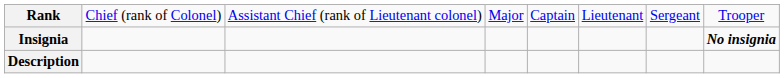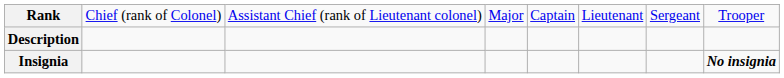rows swapped: (43, 38) <-> (43, 61)
